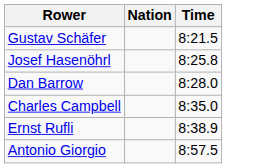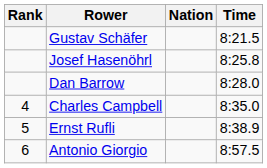+ column: (25, 15)
